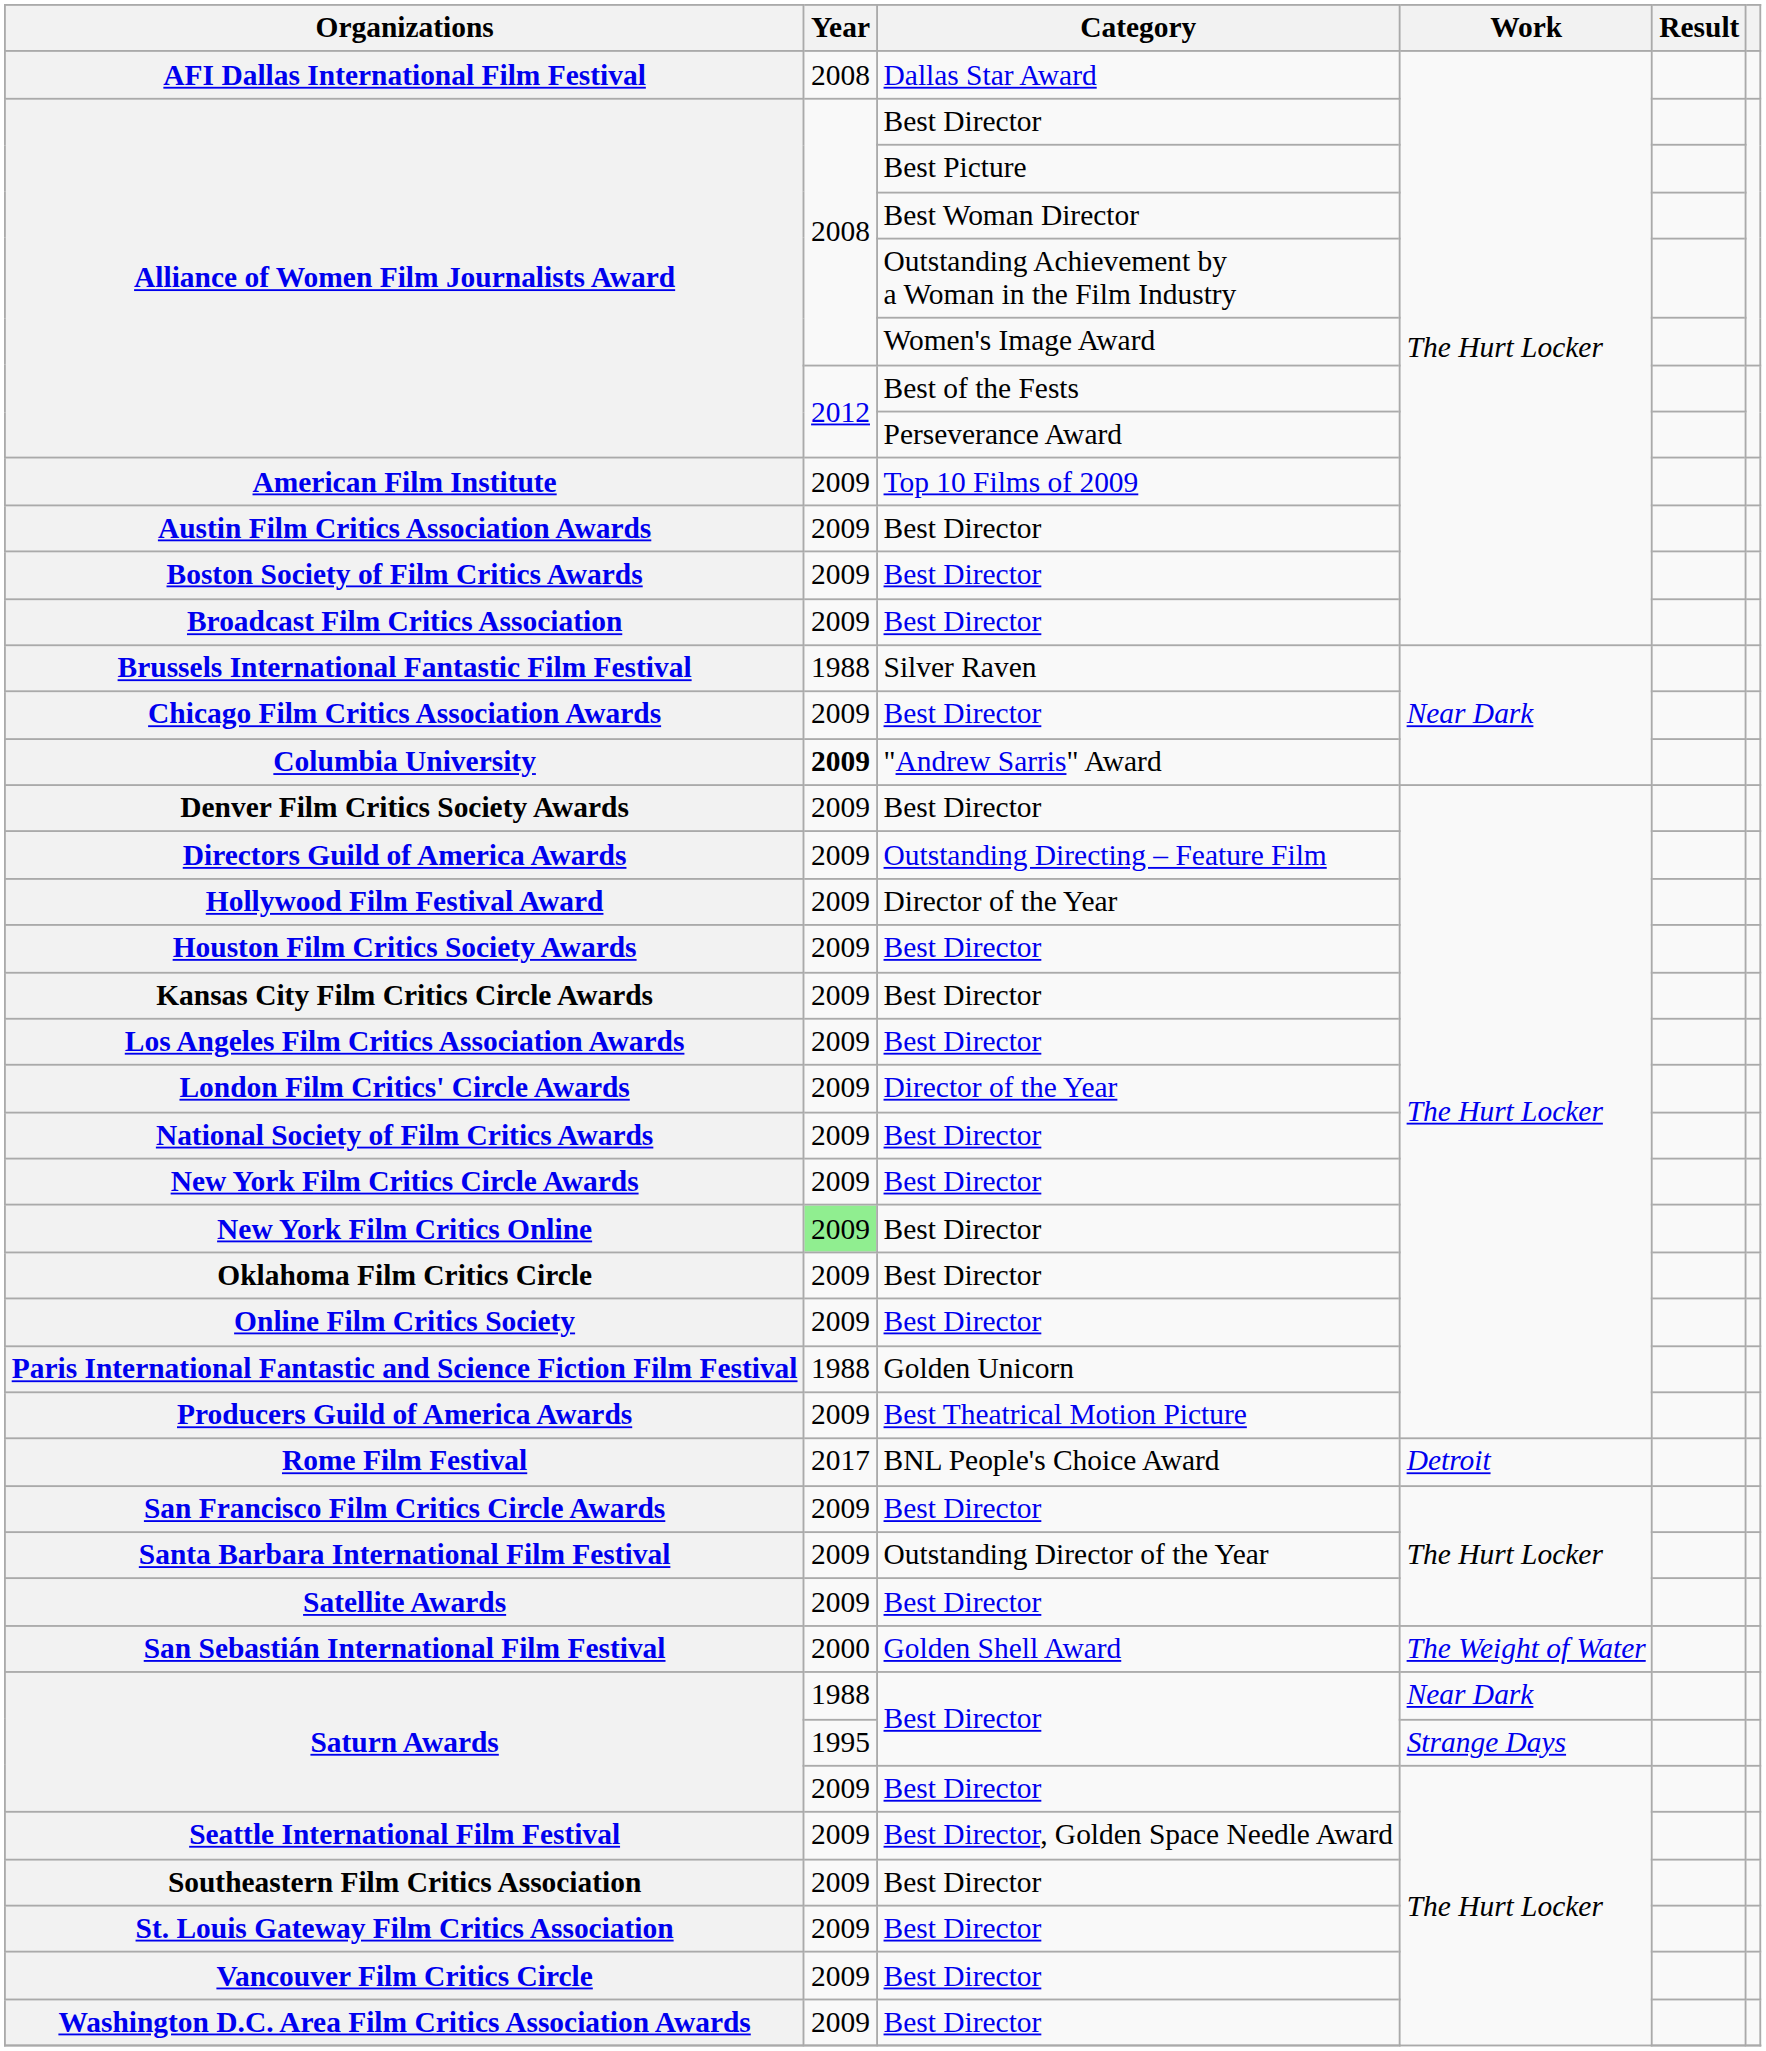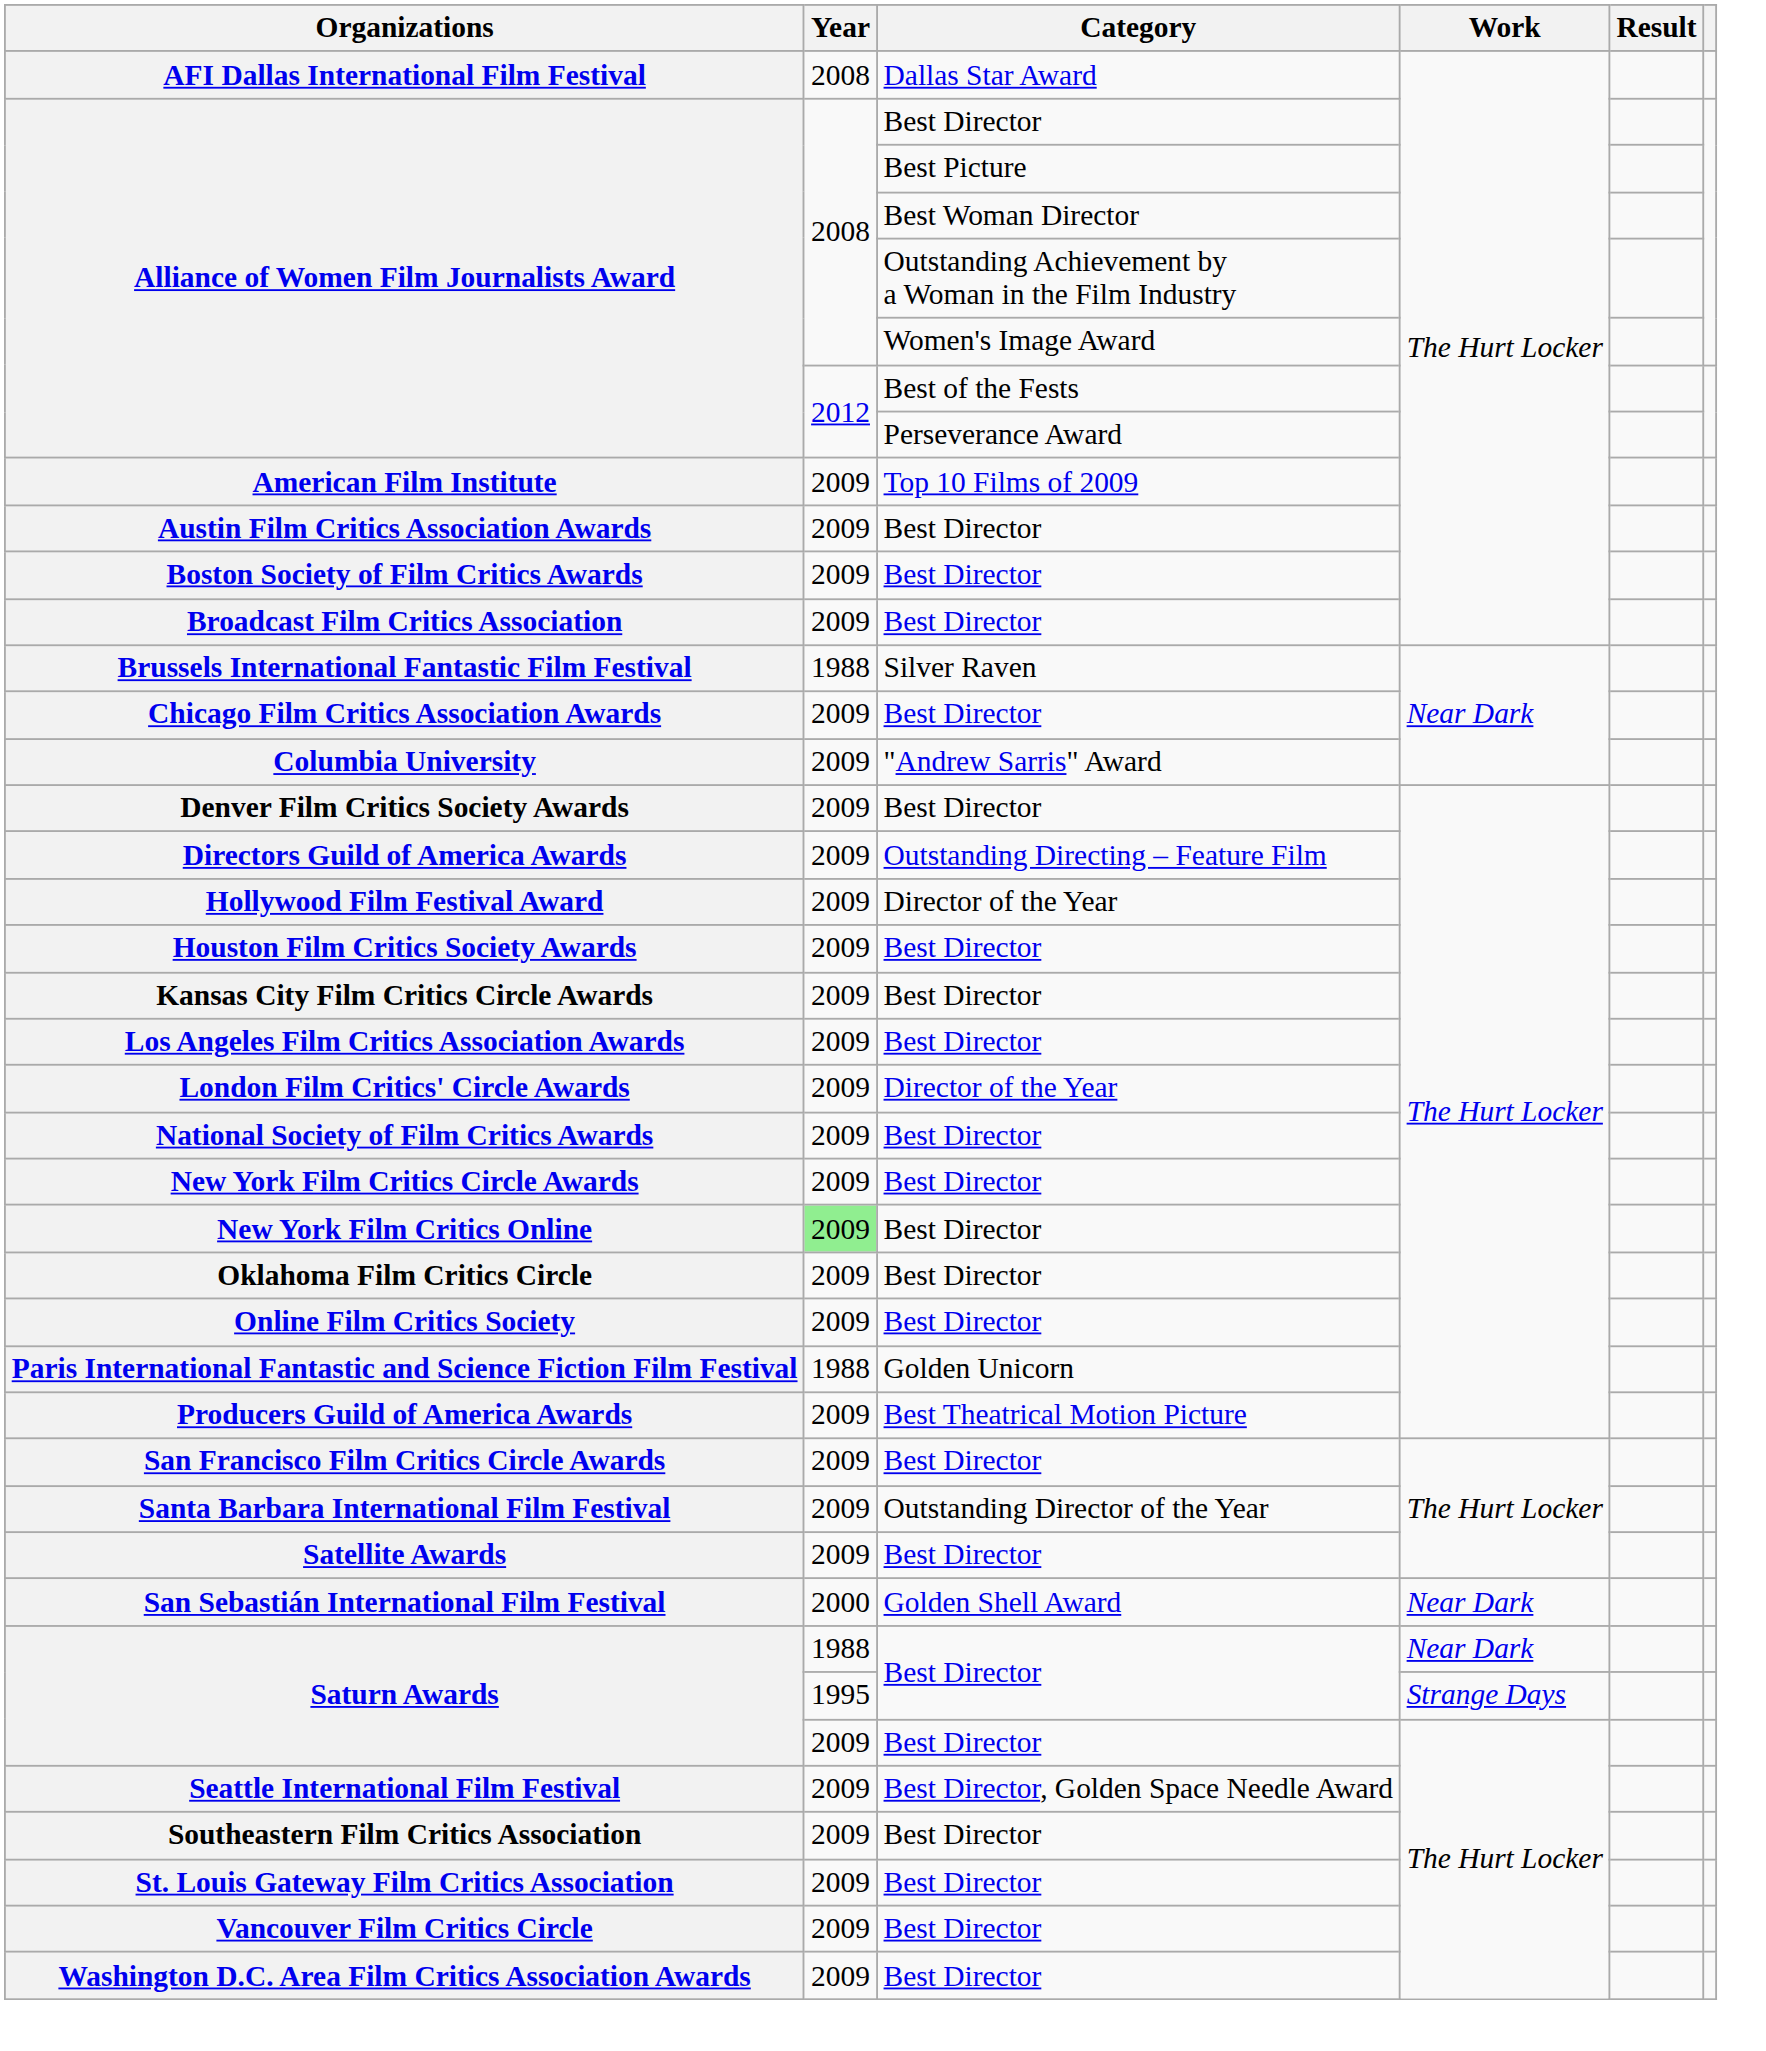(841, 761) bold -> (841, 761) normal
- row: (405, 1461)
(1526, 1648) The Weight of Water -> (1470, 1601) Near Dark
